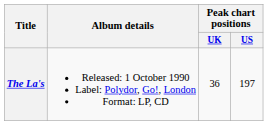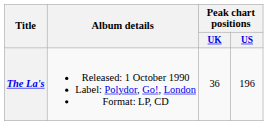(247, 84) 197 -> (247, 84) 196
